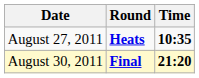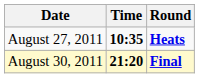columns swapped: (175, 15) <-> (130, 15)
